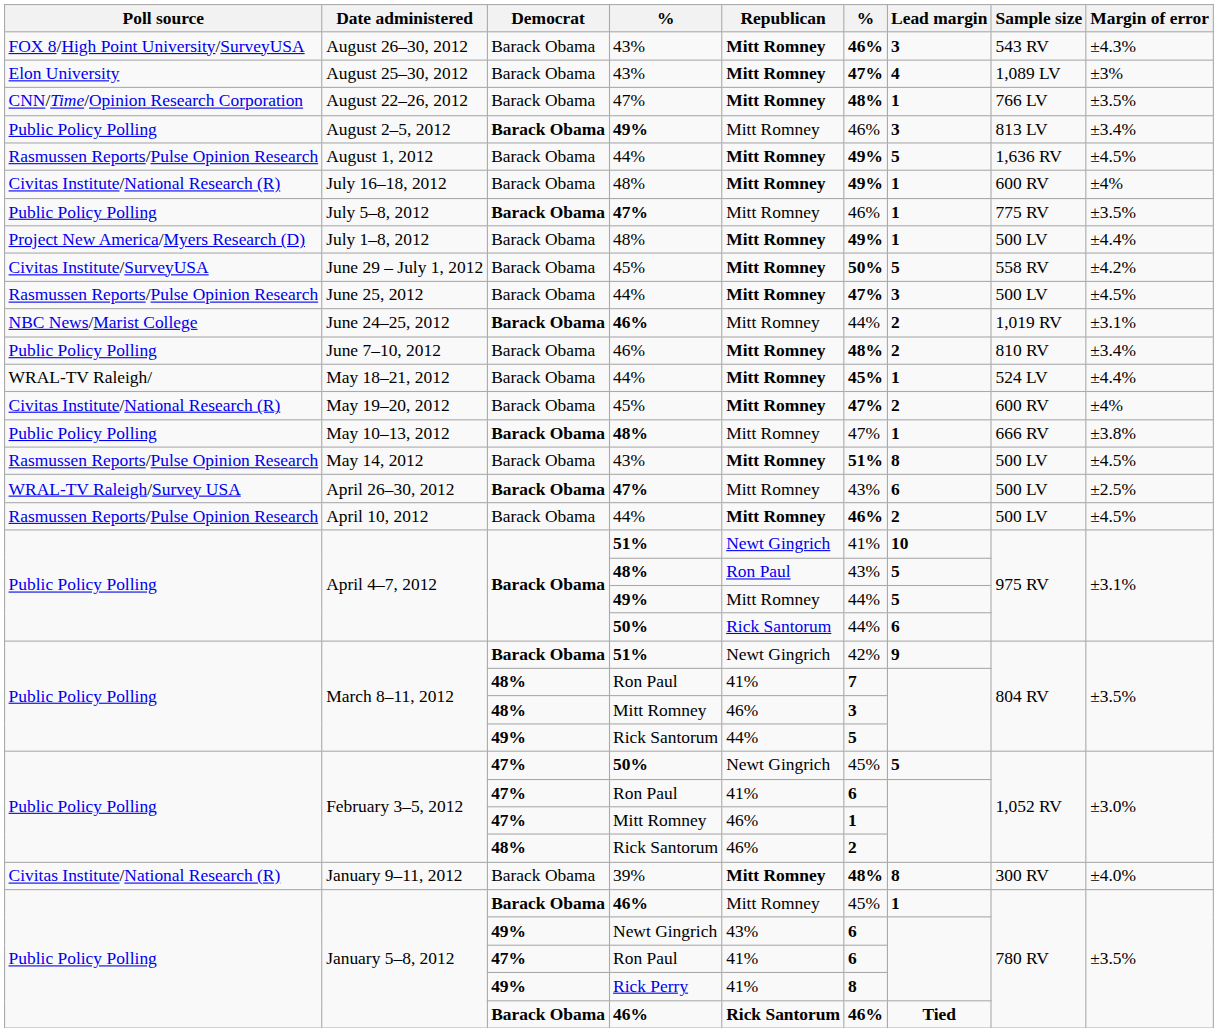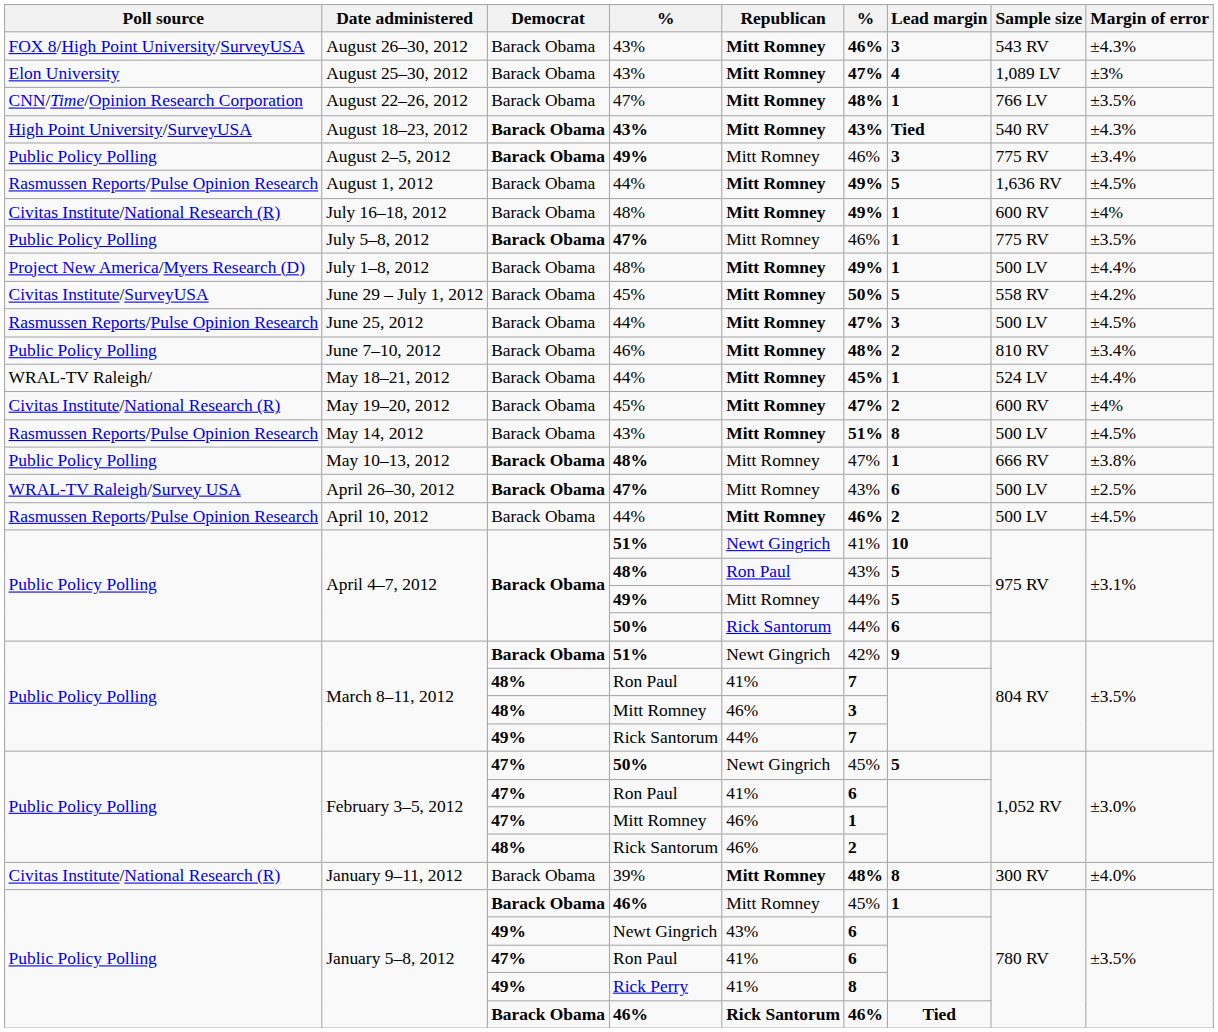+ row: (397, 128)
(1022, 128) 813 LV -> (1022, 156) 775 RV
- row: (388, 322)
rows swapped: (375, 460) <-> (388, 433)
(852, 737) 5 -> (852, 737) 7
